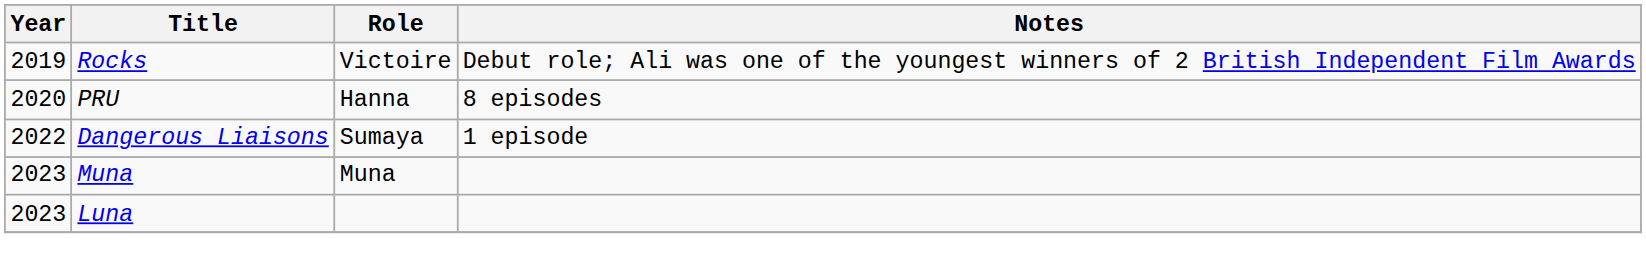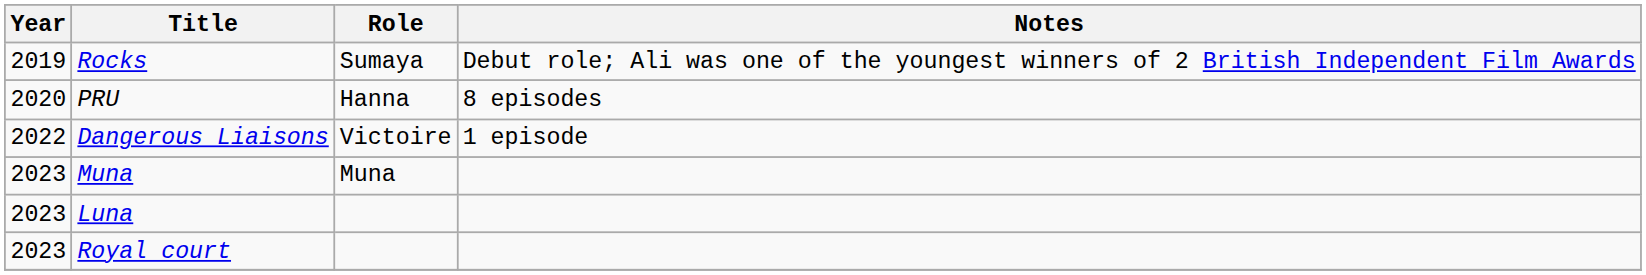(396, 62) Victoire -> (382, 62) Sumaya
(382, 138) Sumaya -> (396, 138) Victoire
+ row: (154, 251)
